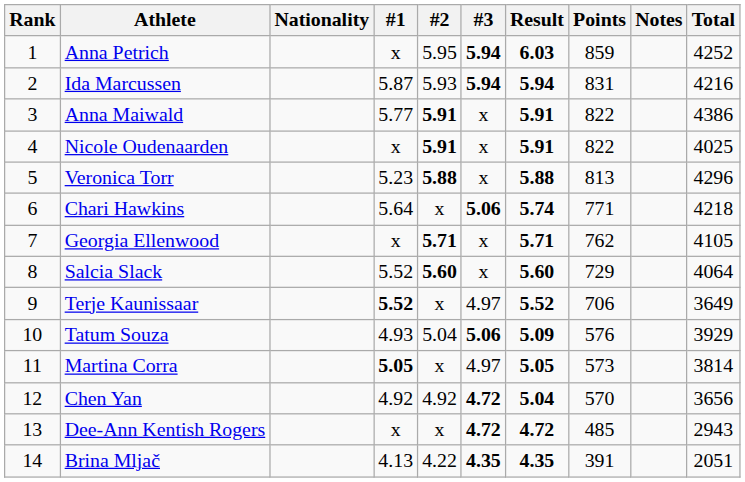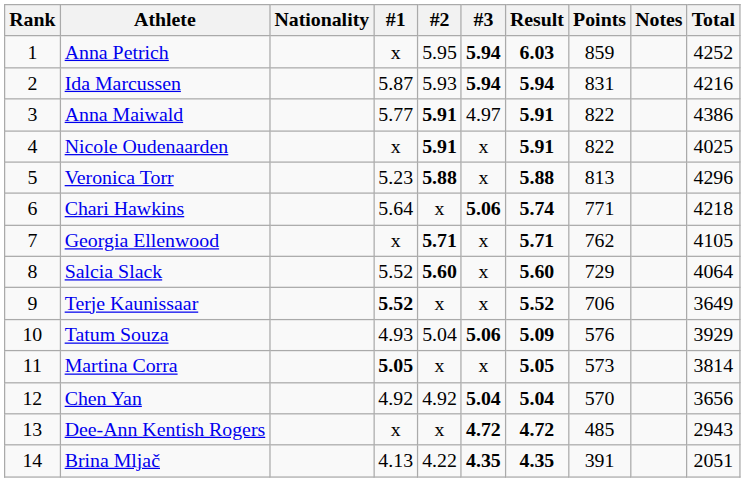(483, 114) x -> (483, 114) 4.97
(483, 303) 4.97 -> (483, 303) x
(483, 366) 4.97 -> (483, 366) x
(483, 397) 4.72 -> (483, 397) 5.04
